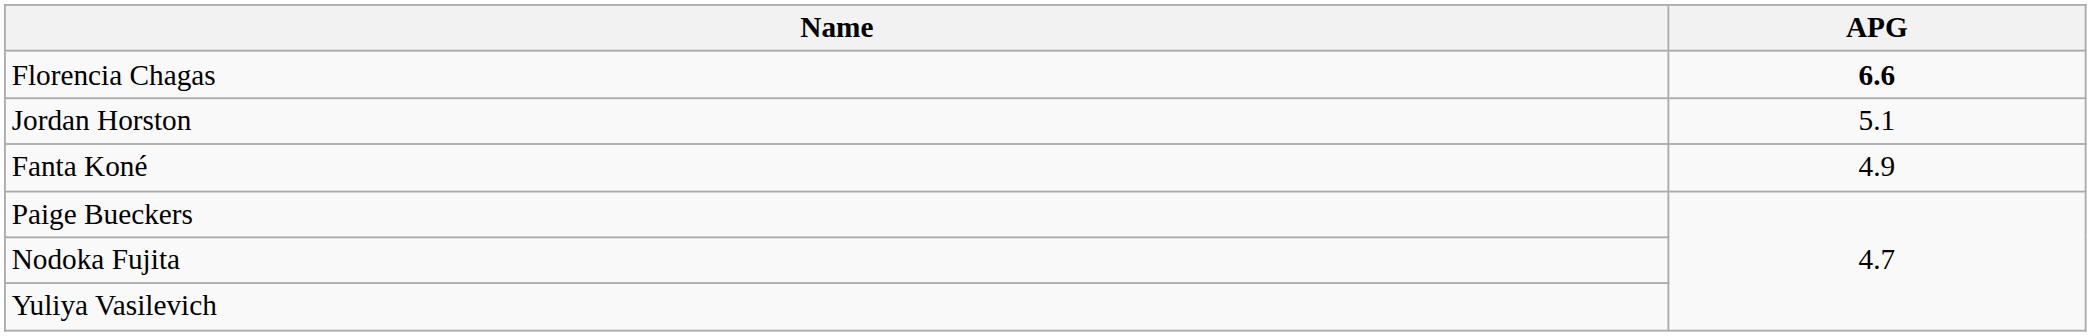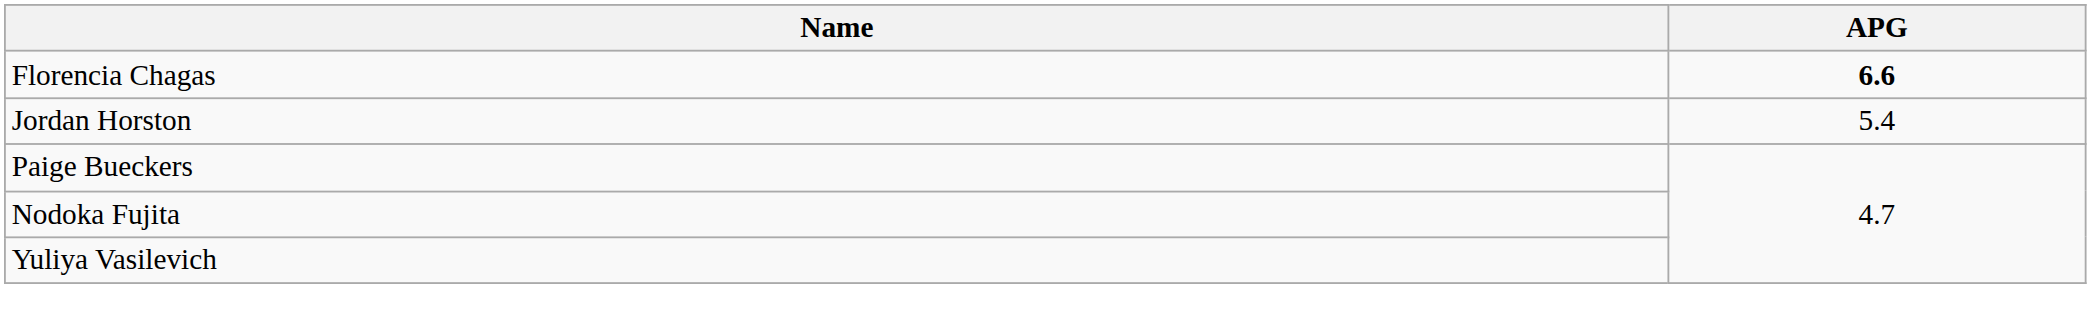(1877, 120) 5.1 -> (1877, 120) 5.4
- row: (80, 167)
